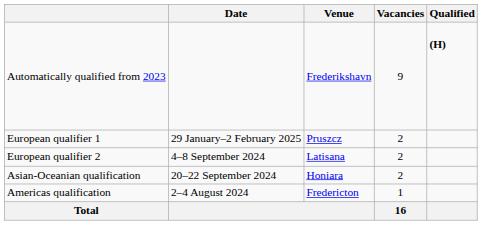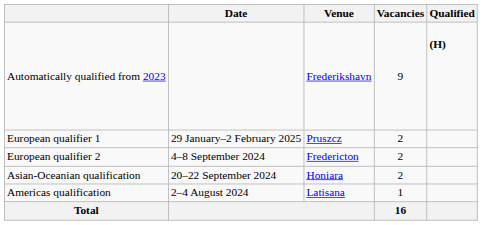(326, 157) Latisana -> (333, 157) Fredericton
(333, 193) Fredericton -> (326, 193) Latisana
